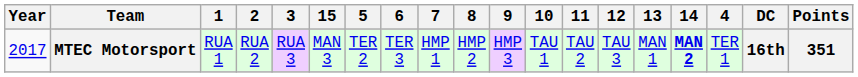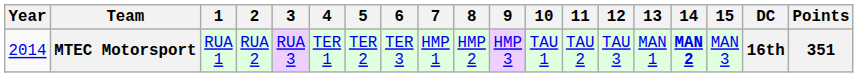columns swapped: (725, 17) <-> (327, 17)
(28, 51) 2017 -> (28, 51) 2014
